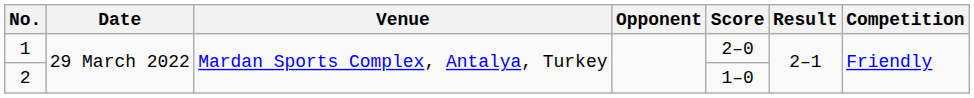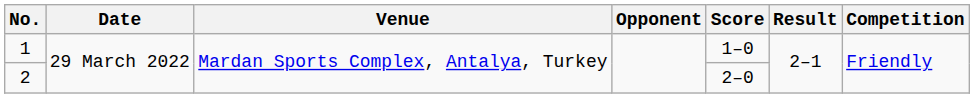(738, 49) 2–0 -> (738, 49) 1–0
(738, 78) 1–0 -> (738, 78) 2–0
